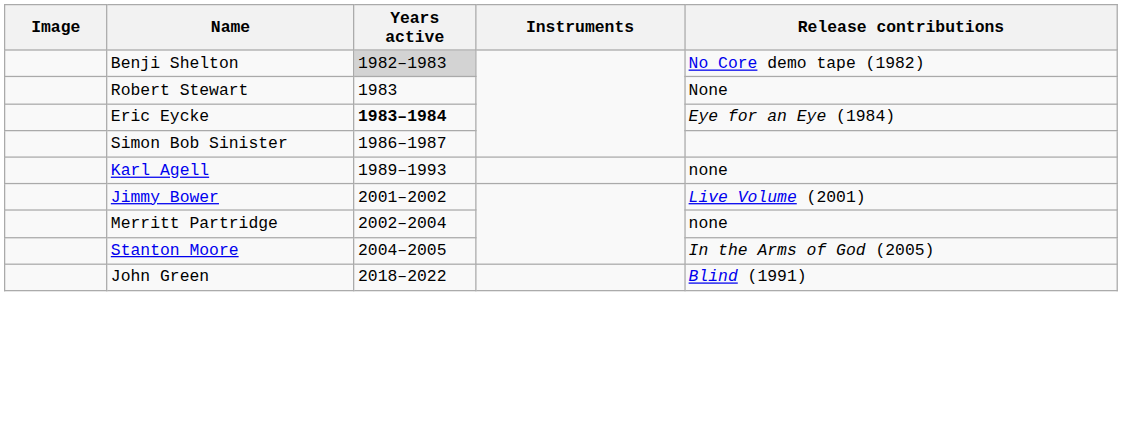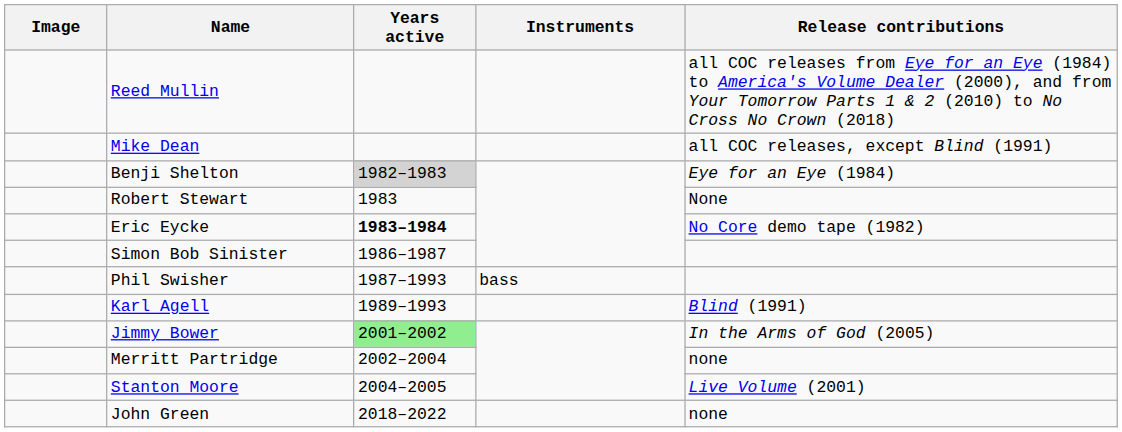+ row: (165, 92)
+ row: (155, 147)
(807, 64) No Core demo tape (1982) -> (792, 174) Eye for an Eye (1984)
(792, 117) Eye for an Eye (1984) -> (807, 227) No Core demo tape (1982)
+ row: (170, 280)
(708, 170) none -> (748, 307) Blind (1991)
(402, 197) no background -> (402, 334) lightgreen background
(777, 197) Live Volume (2001) -> (811, 334) In the Arms of God (2005)
(811, 250) In the Arms of God (2005) -> (777, 387) Live Volume (2001)
(748, 277) Blind (1991) -> (708, 414) none
